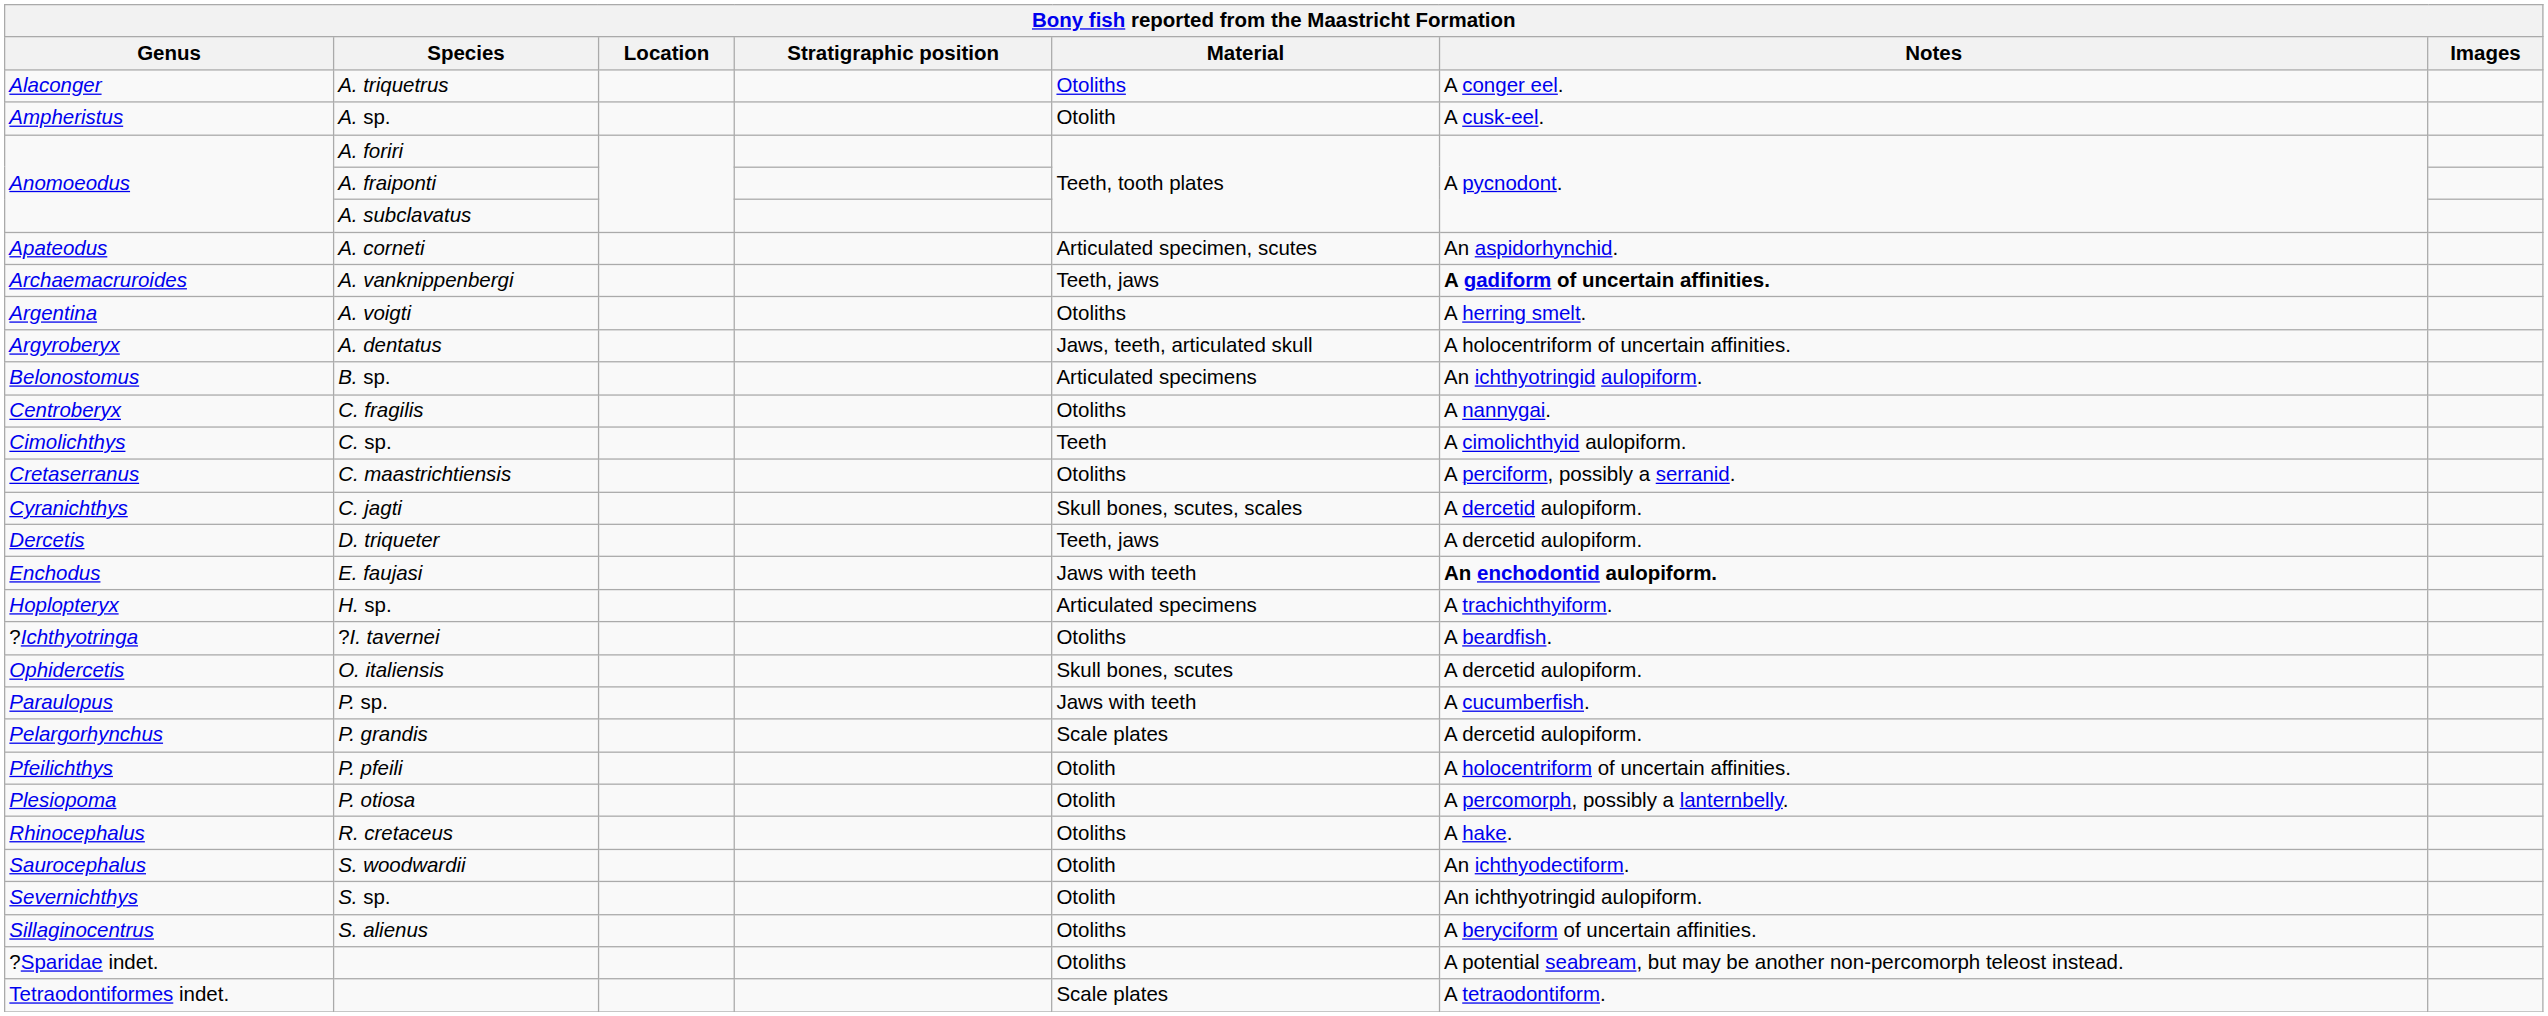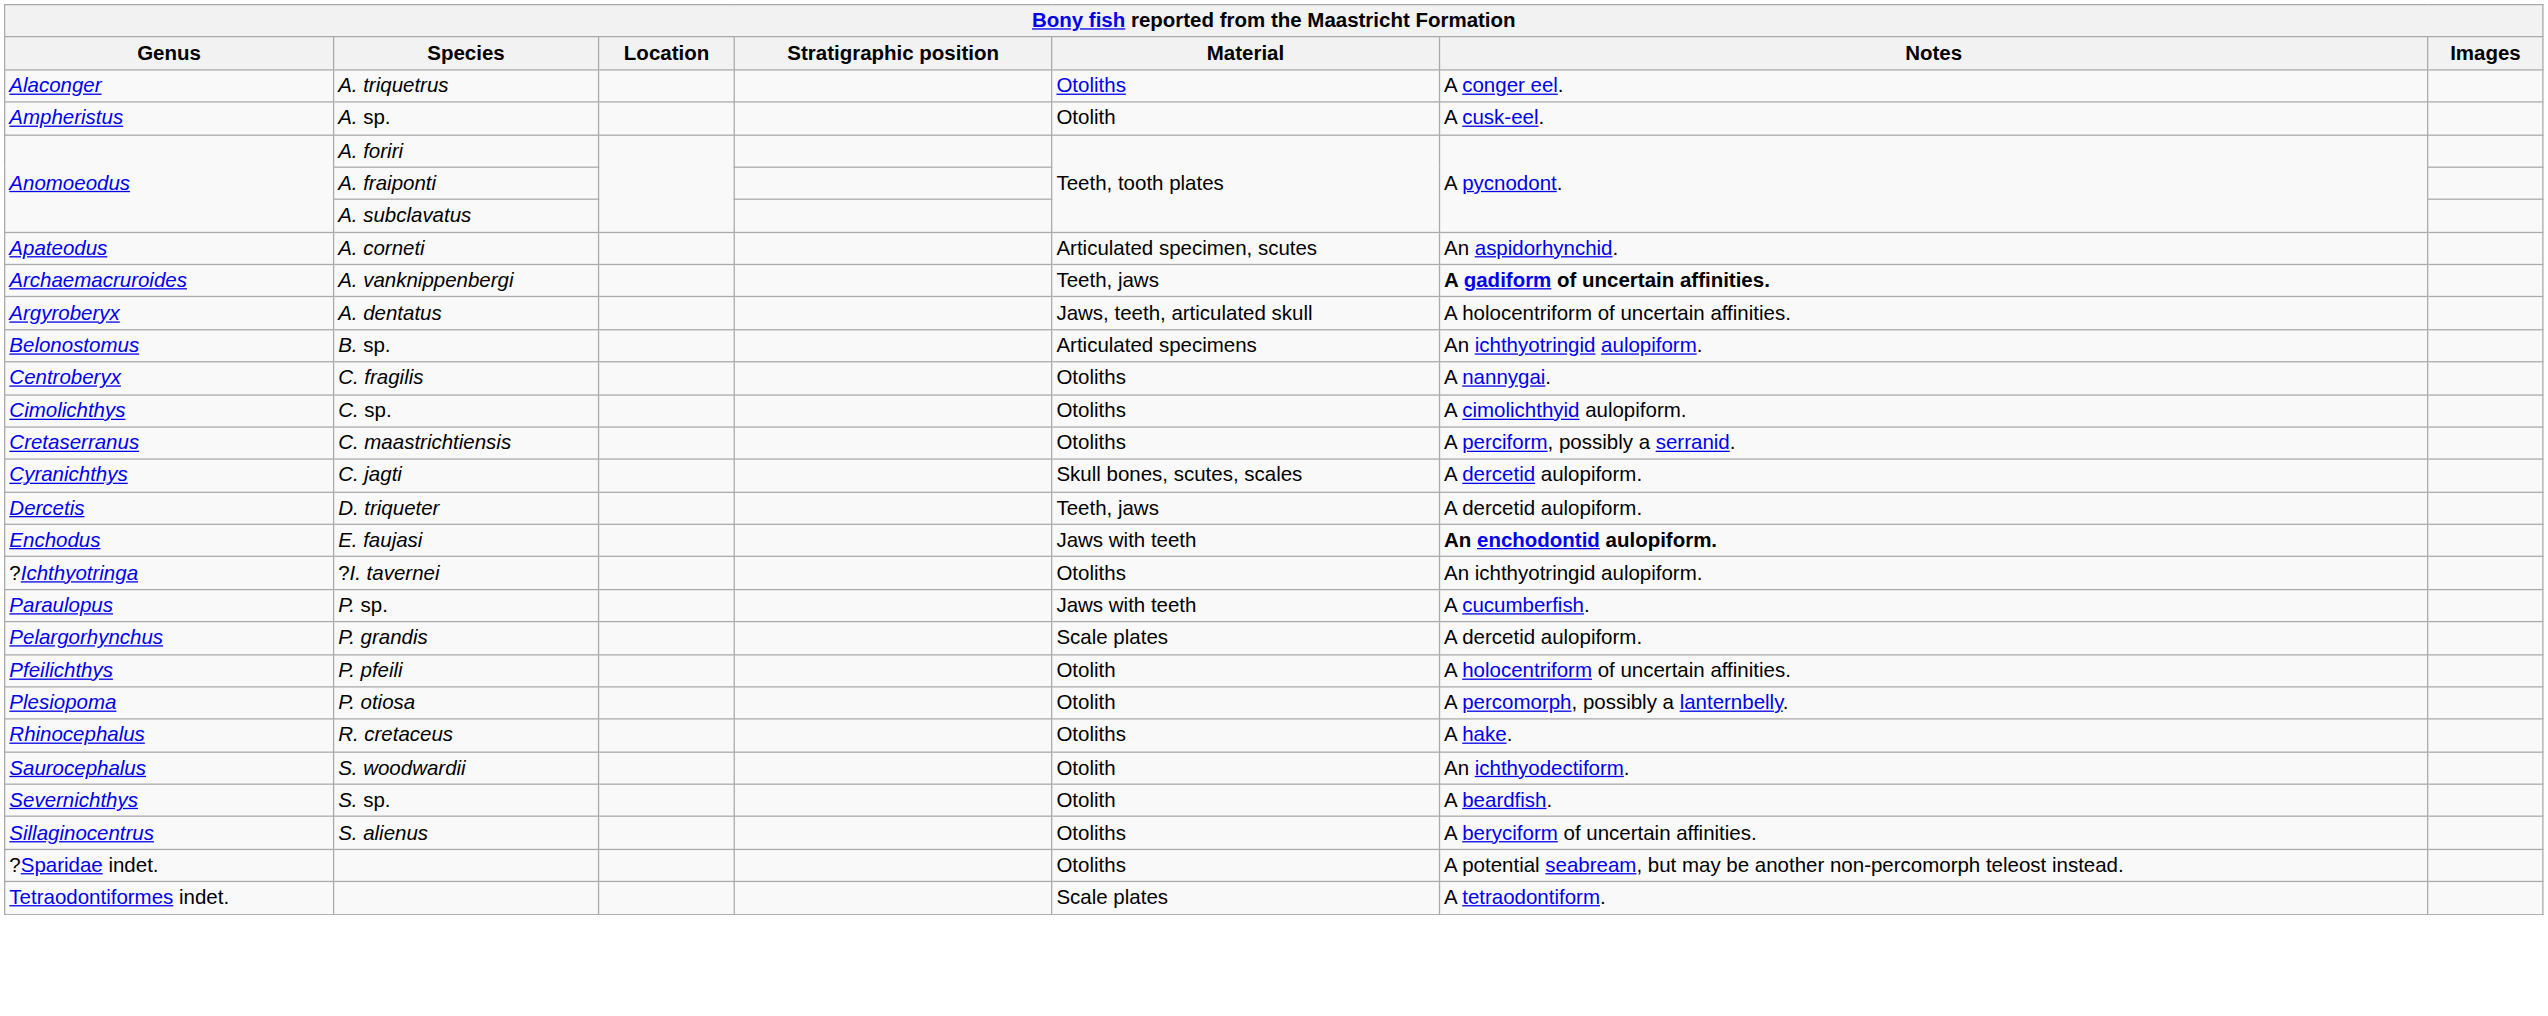- row: (53, 313)
(1081, 442) Teeth -> (1091, 410) Otoliths
- row: (64, 605)
(1498, 637) A beardfish. -> (1573, 572) An ichthyotringid aulopiform.
- row: (67, 670)
(1573, 897) An ichthyotringid aulopiform. -> (1498, 800) A beardfish.
